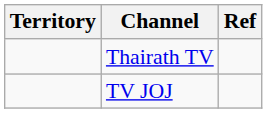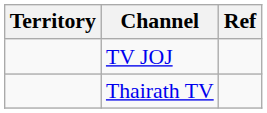rows swapped: (139, 90) <-> (160, 56)
